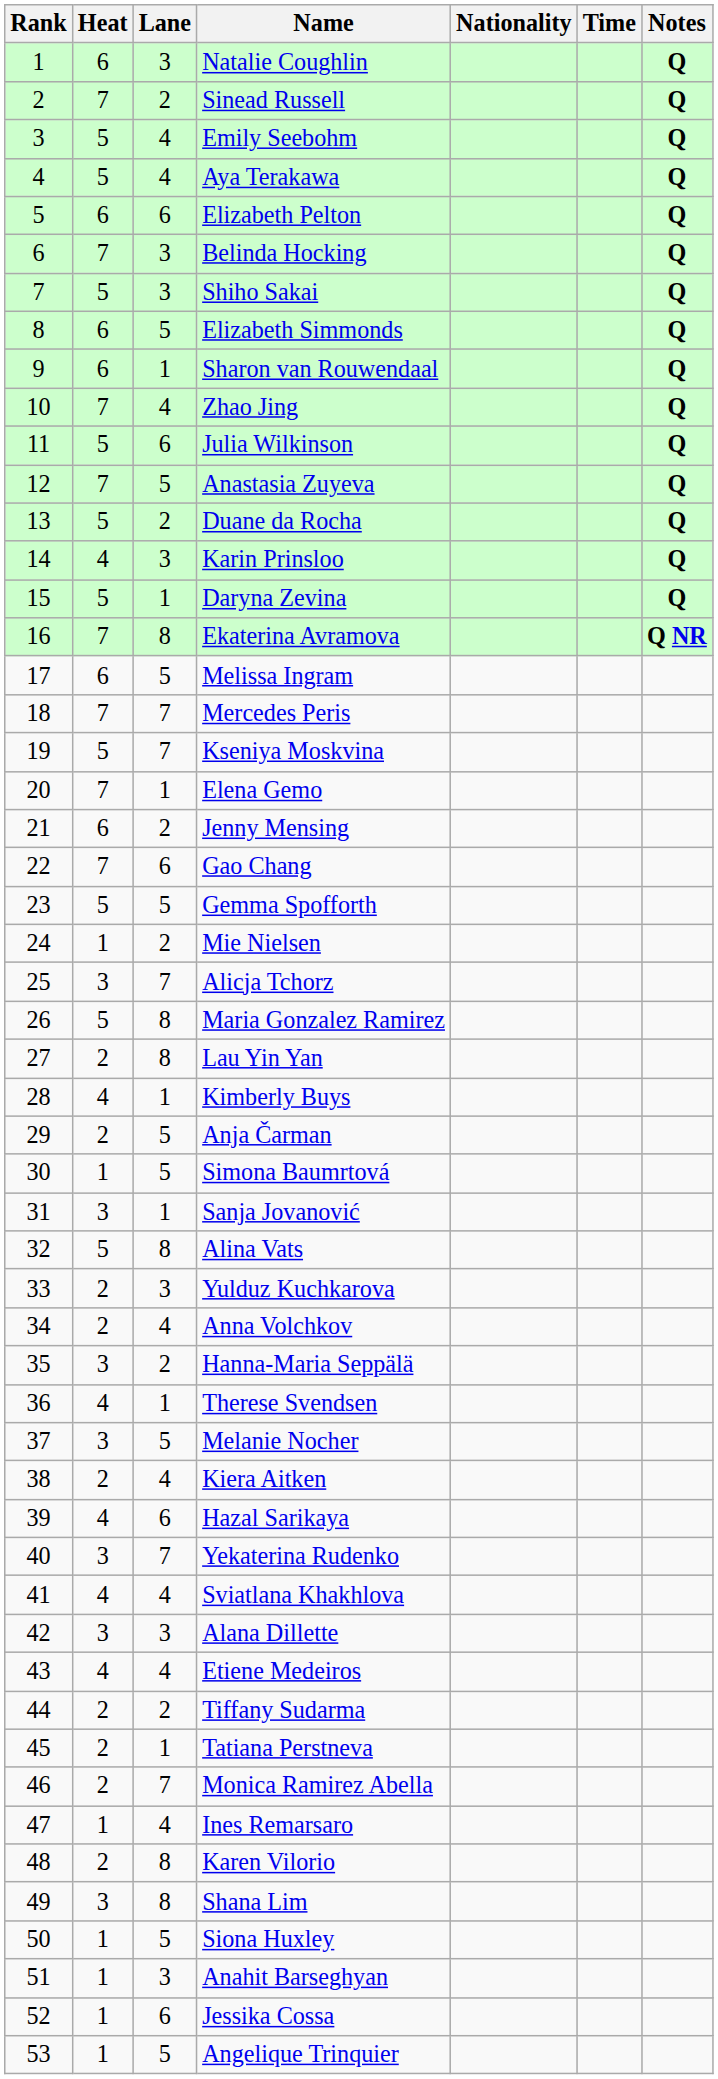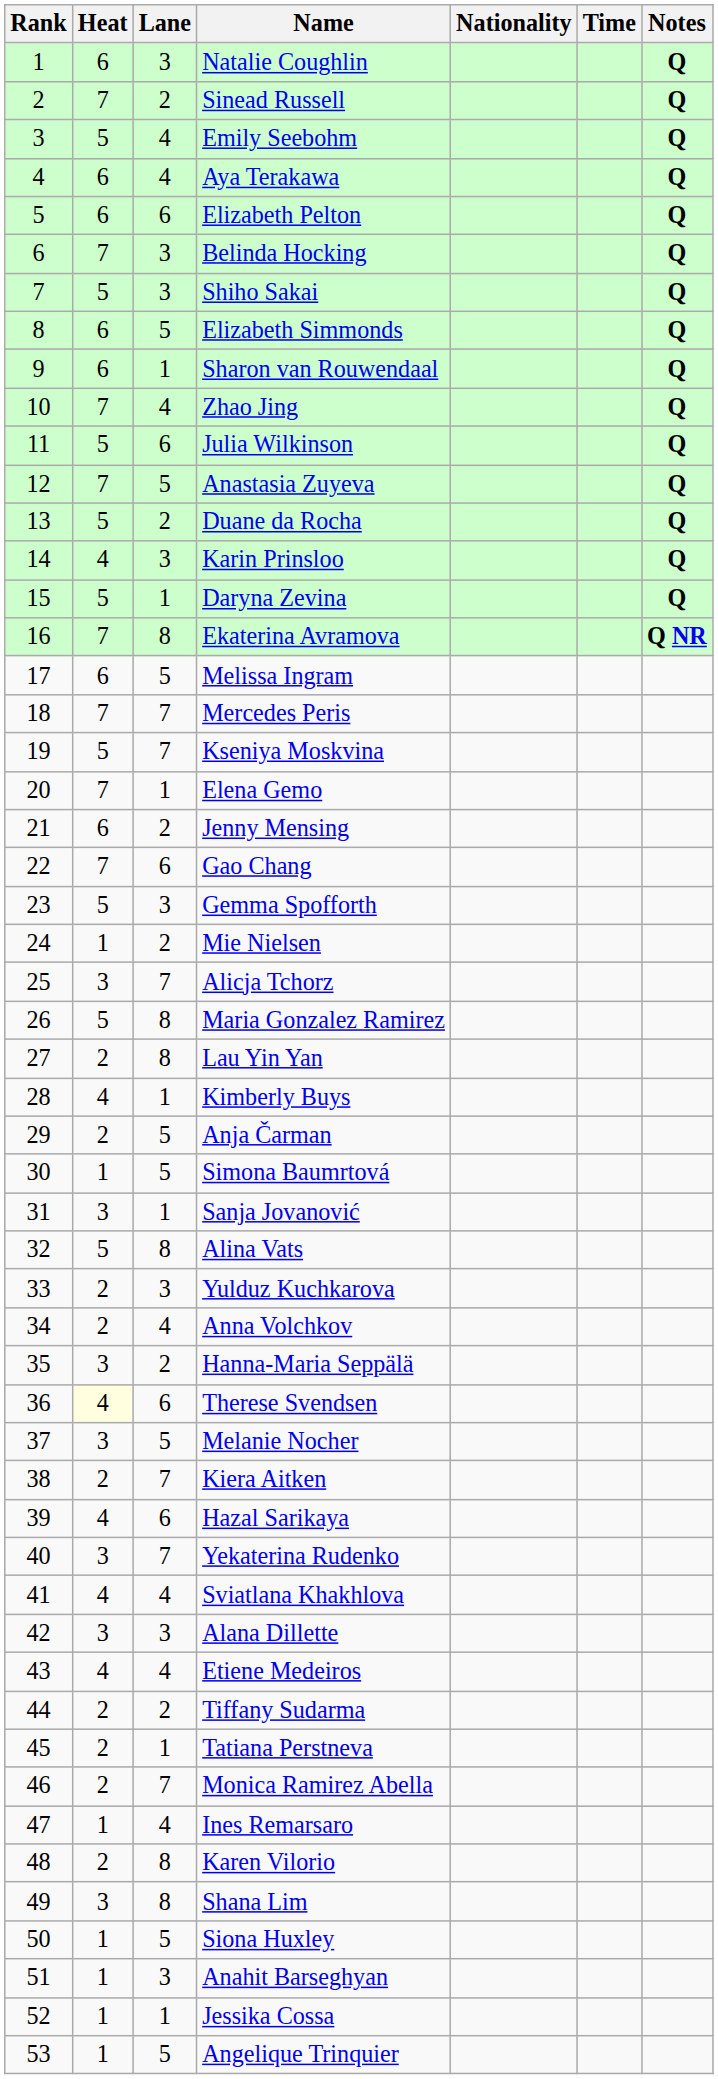(103, 176) 5 -> (103, 176) 6
(165, 904) 5 -> (165, 904) 3
(103, 1403) no background -> (103, 1403) lightyellow background
(165, 1403) 1 -> (165, 1403) 6
(165, 1479) 4 -> (165, 1479) 7
(165, 2016) 6 -> (165, 2016) 1
